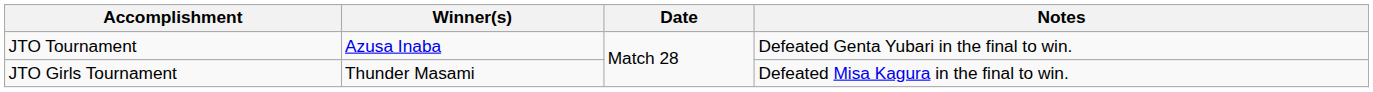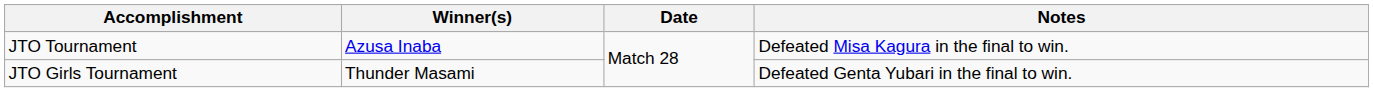(915, 45) Defeated Genta Yubari in the final to win. -> (914, 45) Defeated Misa Kagura in the final to win.
(914, 73) Defeated Misa Kagura in the final to win. -> (915, 73) Defeated Genta Yubari in the final to win.
